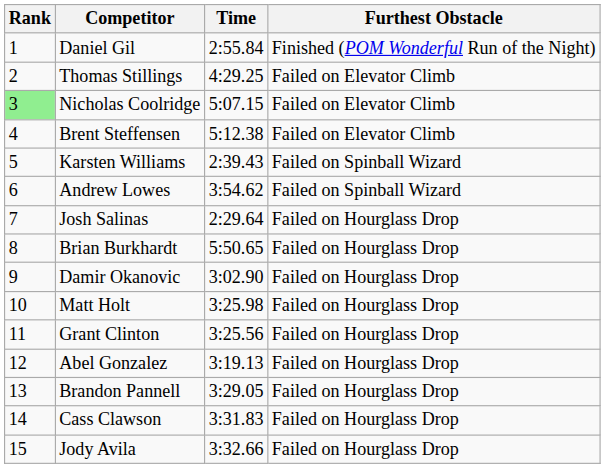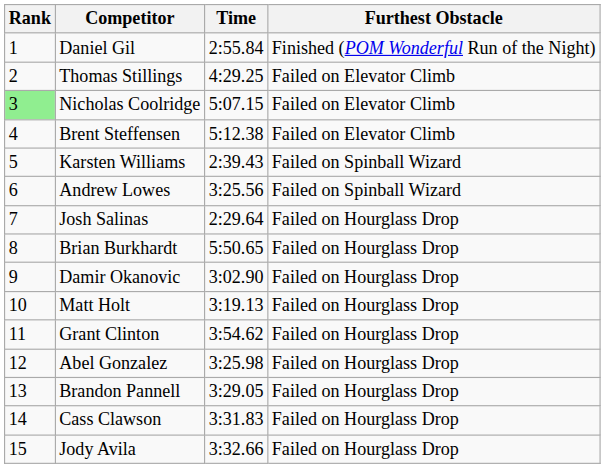(236, 190) 3:54.62 -> (236, 190) 3:25.56
(236, 305) 3:25.98 -> (236, 305) 3:19.13
(236, 334) 3:25.56 -> (236, 334) 3:54.62
(236, 362) 3:19.13 -> (236, 362) 3:25.98
